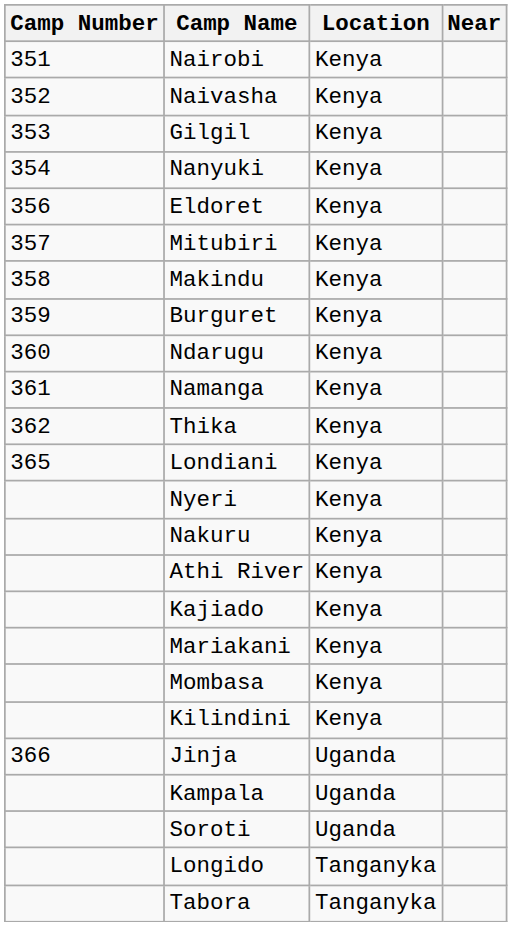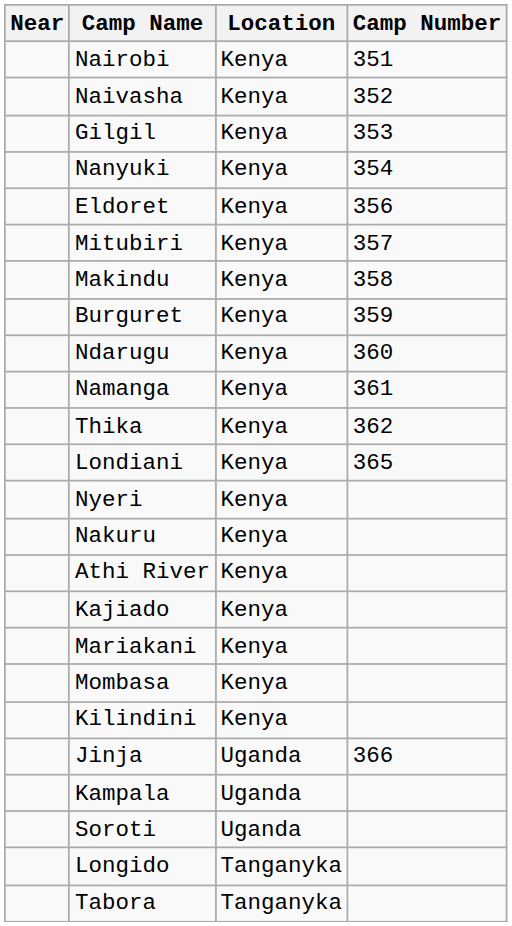columns swapped: (84, 23) <-> (474, 23)
